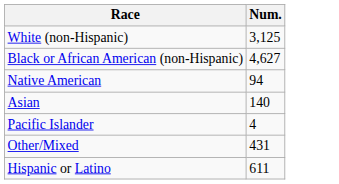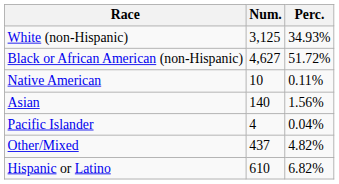+ column: (309, 15)
(256, 80) 94 -> (256, 80) 10
(260, 146) 431 -> (260, 146) 437
(259, 168) 611 -> (260, 168) 610
